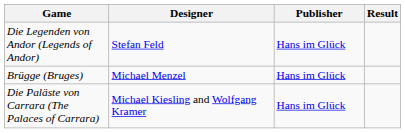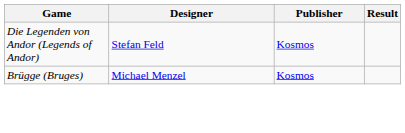(311, 44) Hans im Glück -> (295, 44) Kosmos
(311, 75) Hans im Glück -> (295, 75) Kosmos
- row: (53, 105)
